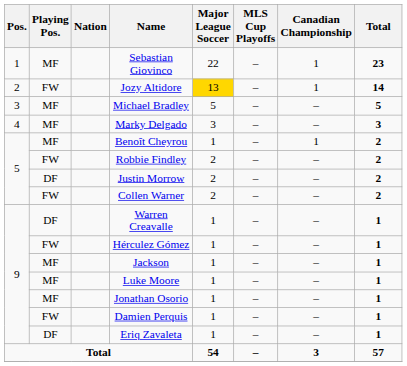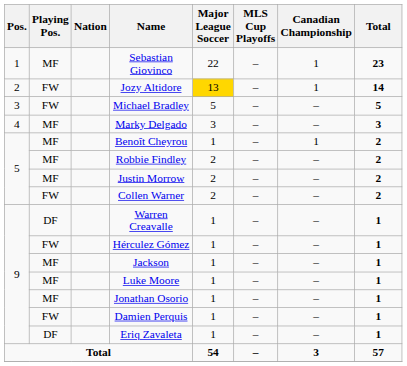(50, 105) MF -> (50, 105) FW
(50, 159) FW -> (50, 159) MF
(50, 177) DF -> (50, 177) MF
